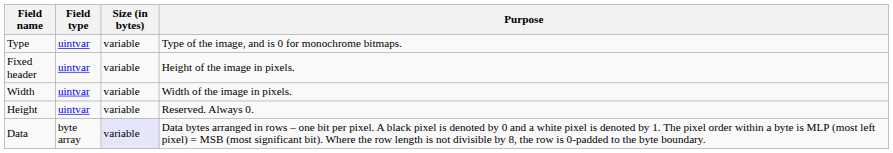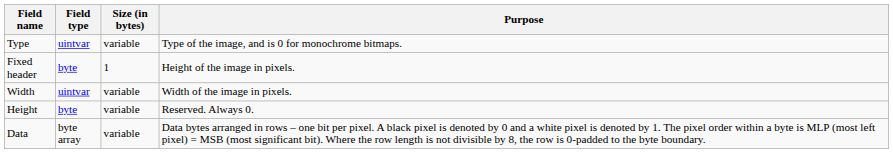(74, 67) uintvar -> (68, 67) byte
(122, 67) variable -> (106, 67) 1
(74, 109) uintvar -> (68, 109) byte
(122, 133) lavender background -> (122, 133) no background
